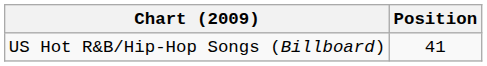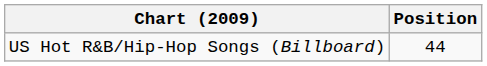(435, 47) 41 -> (435, 47) 44
